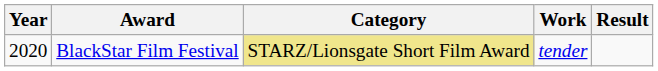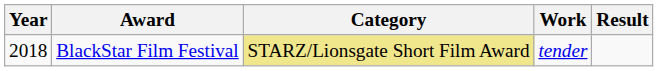(28, 50) 2020 -> (28, 50) 2018
